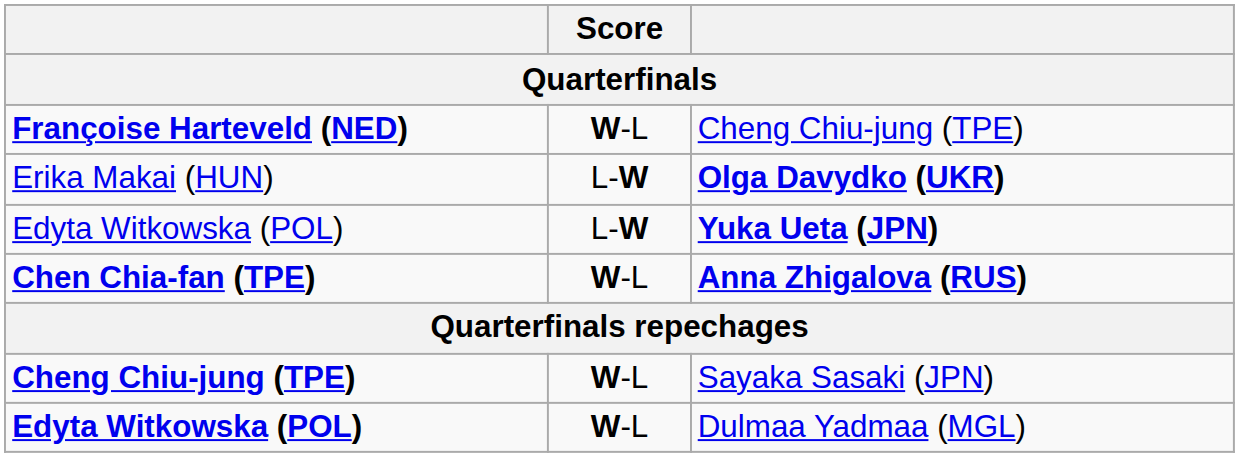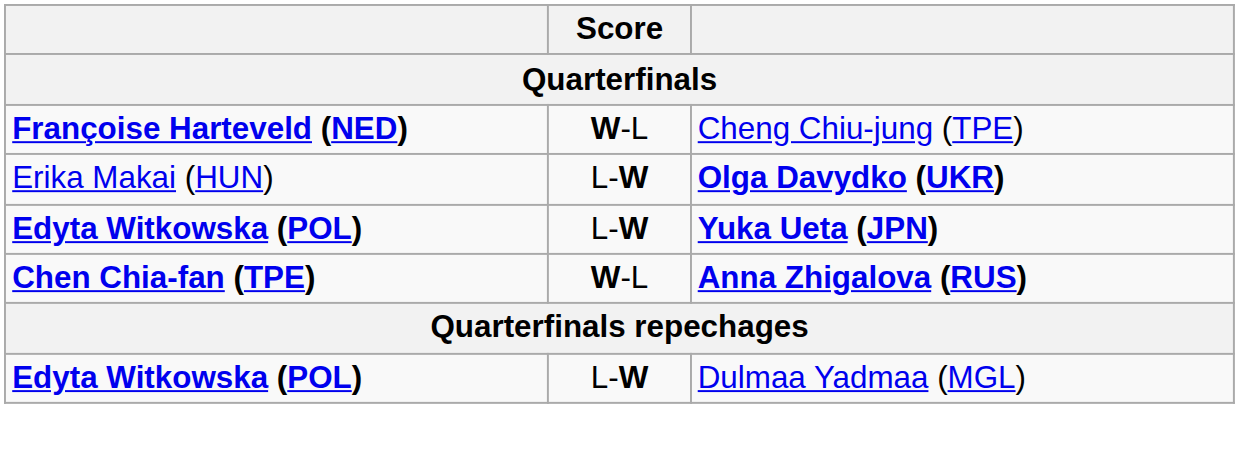(178, 228) normal -> (187, 228) bold
- row: (846, 377)
(620, 427) W-L -> (620, 377) L-W
